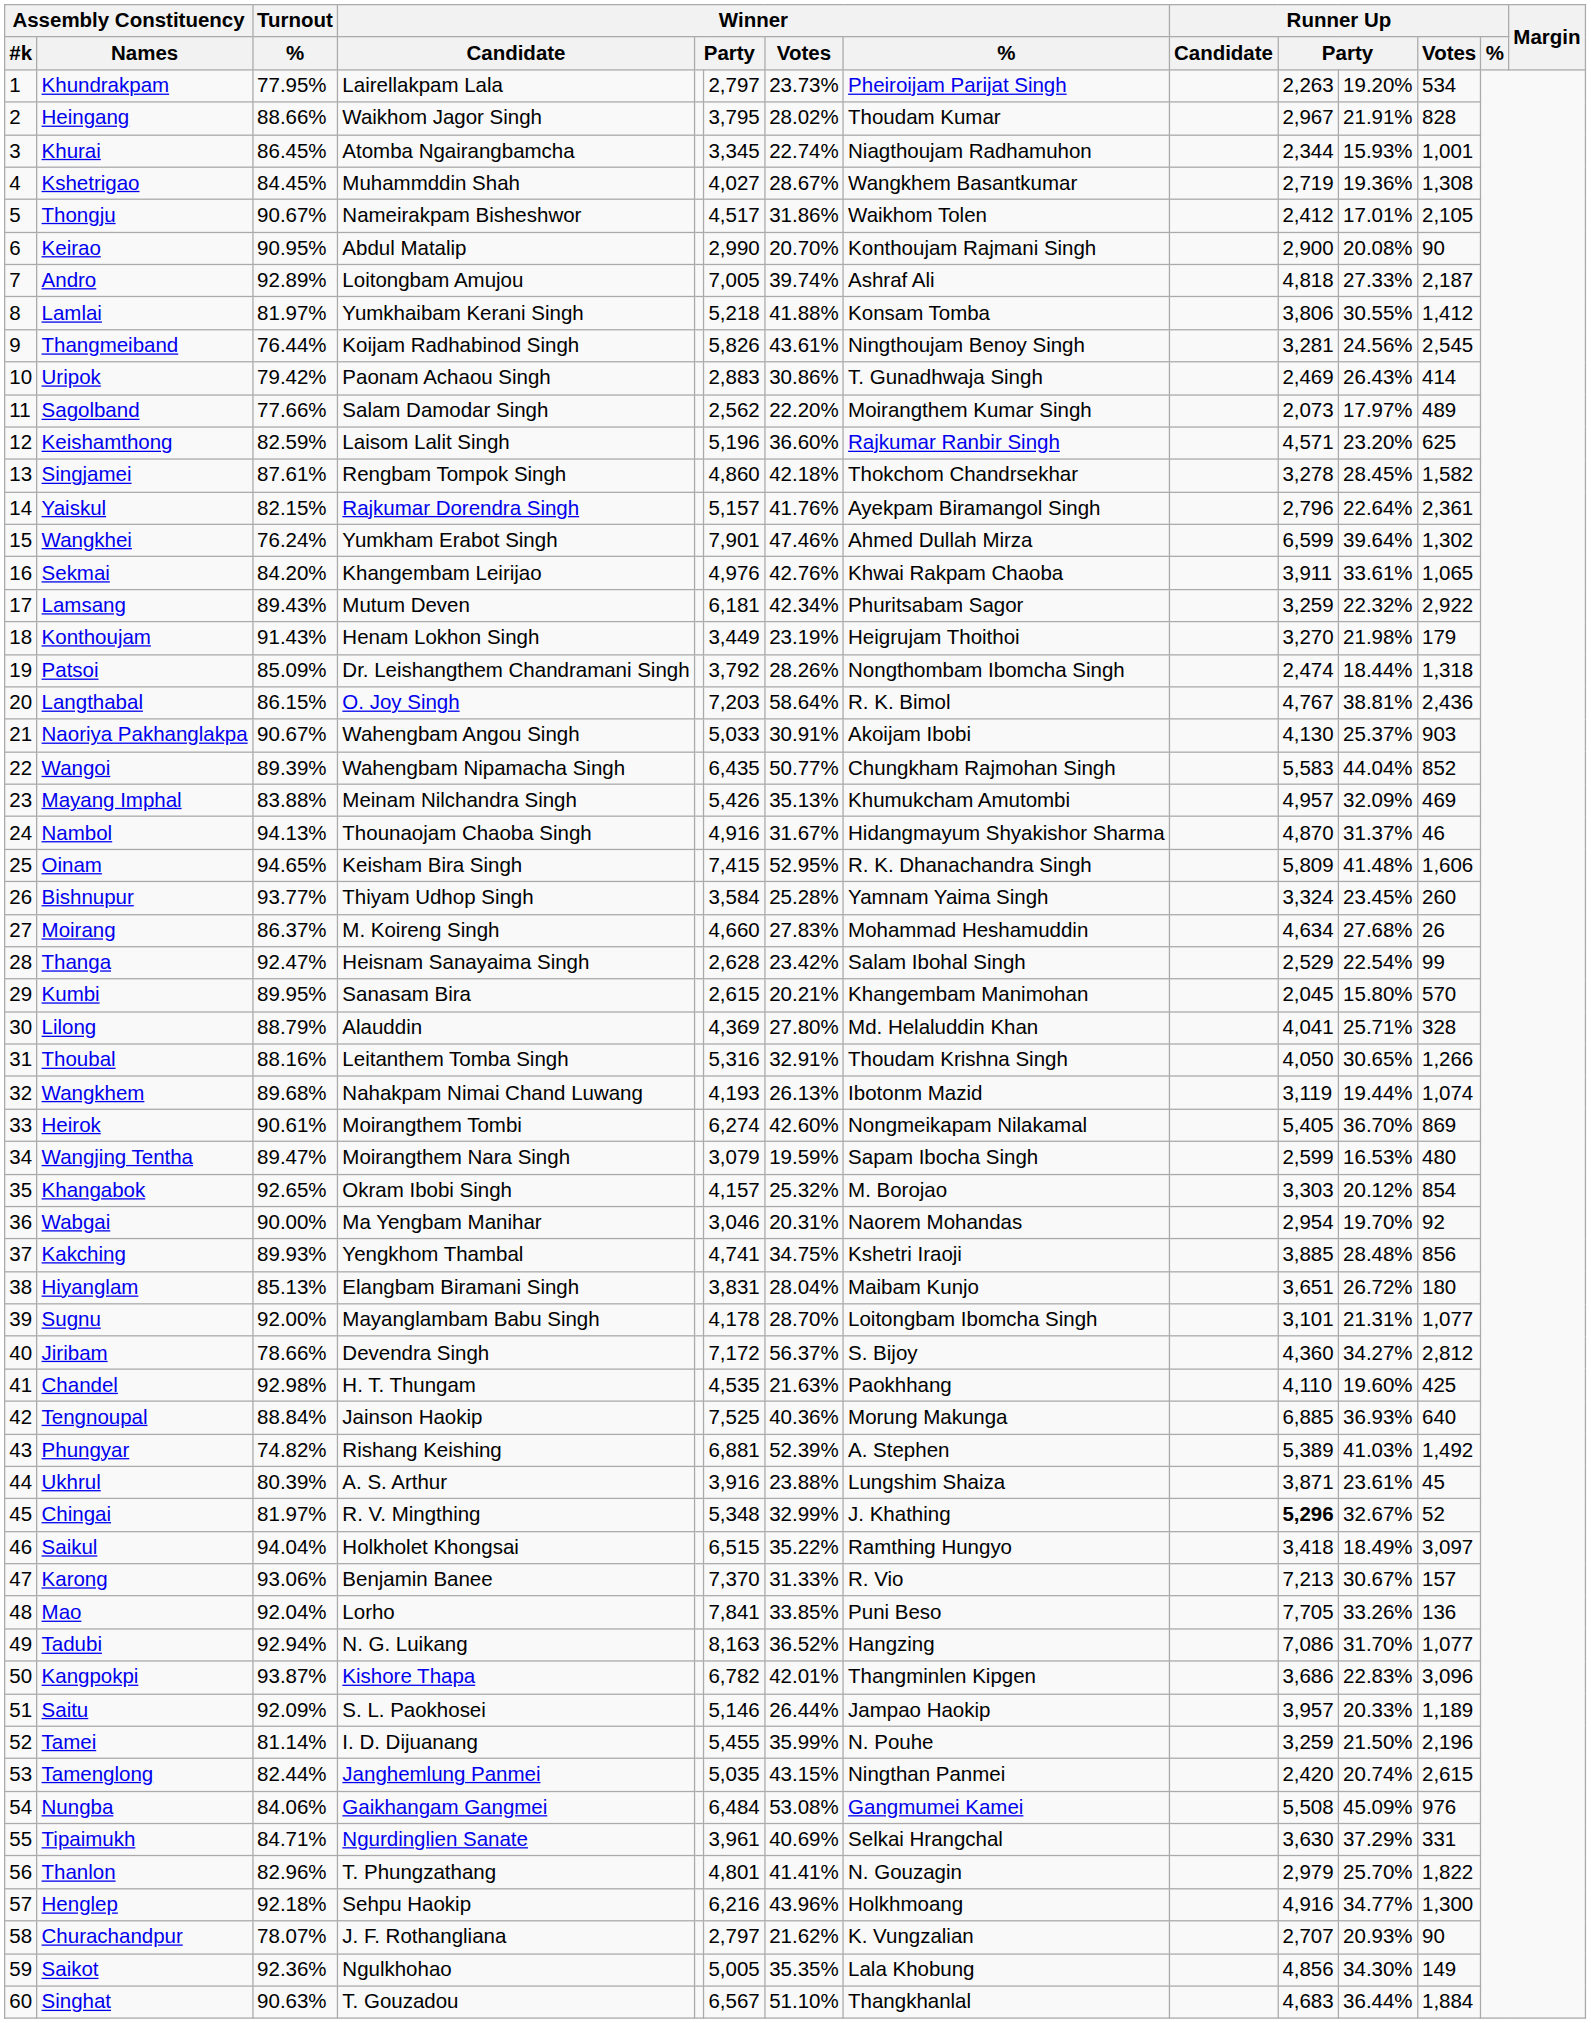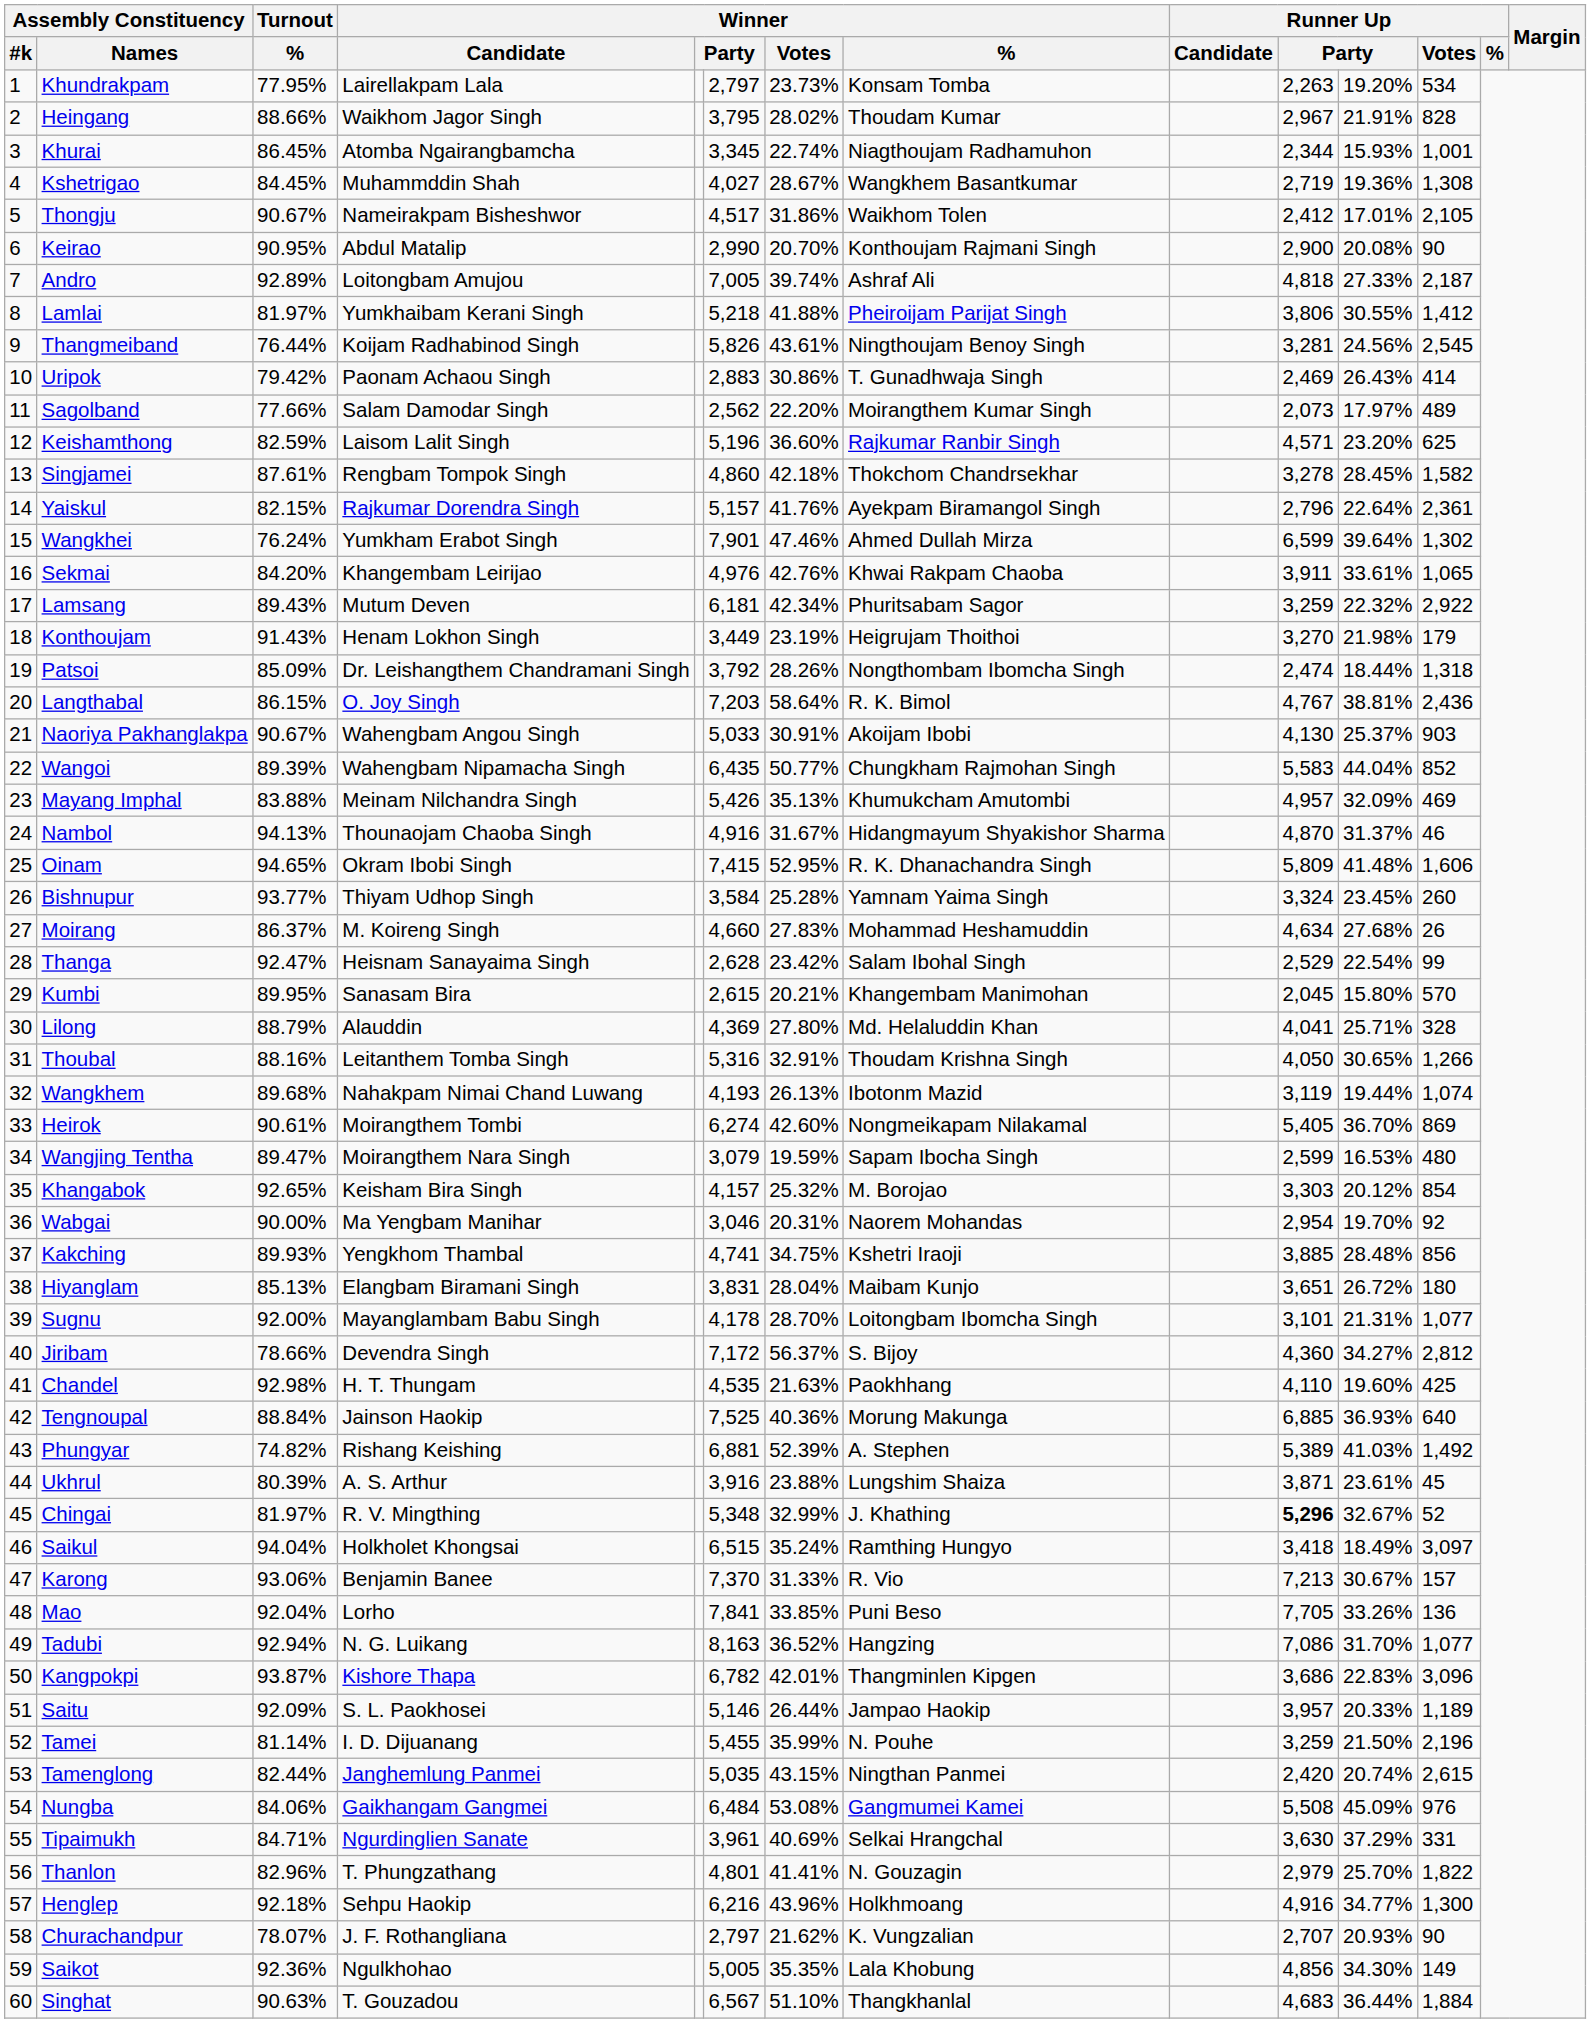(957, 85) Pheiroijam Parijat Singh -> (919, 85) Konsam Tomba
(919, 313) Konsam Tomba -> (957, 313) Pheiroijam Parijat Singh
(432, 865) Keisham Bira Singh -> (427, 865) Okram Ibobi Singh
(427, 1190) Okram Ibobi Singh -> (432, 1190) Keisham Bira Singh
(804, 1547) 35.22% -> (804, 1547) 35.24%
